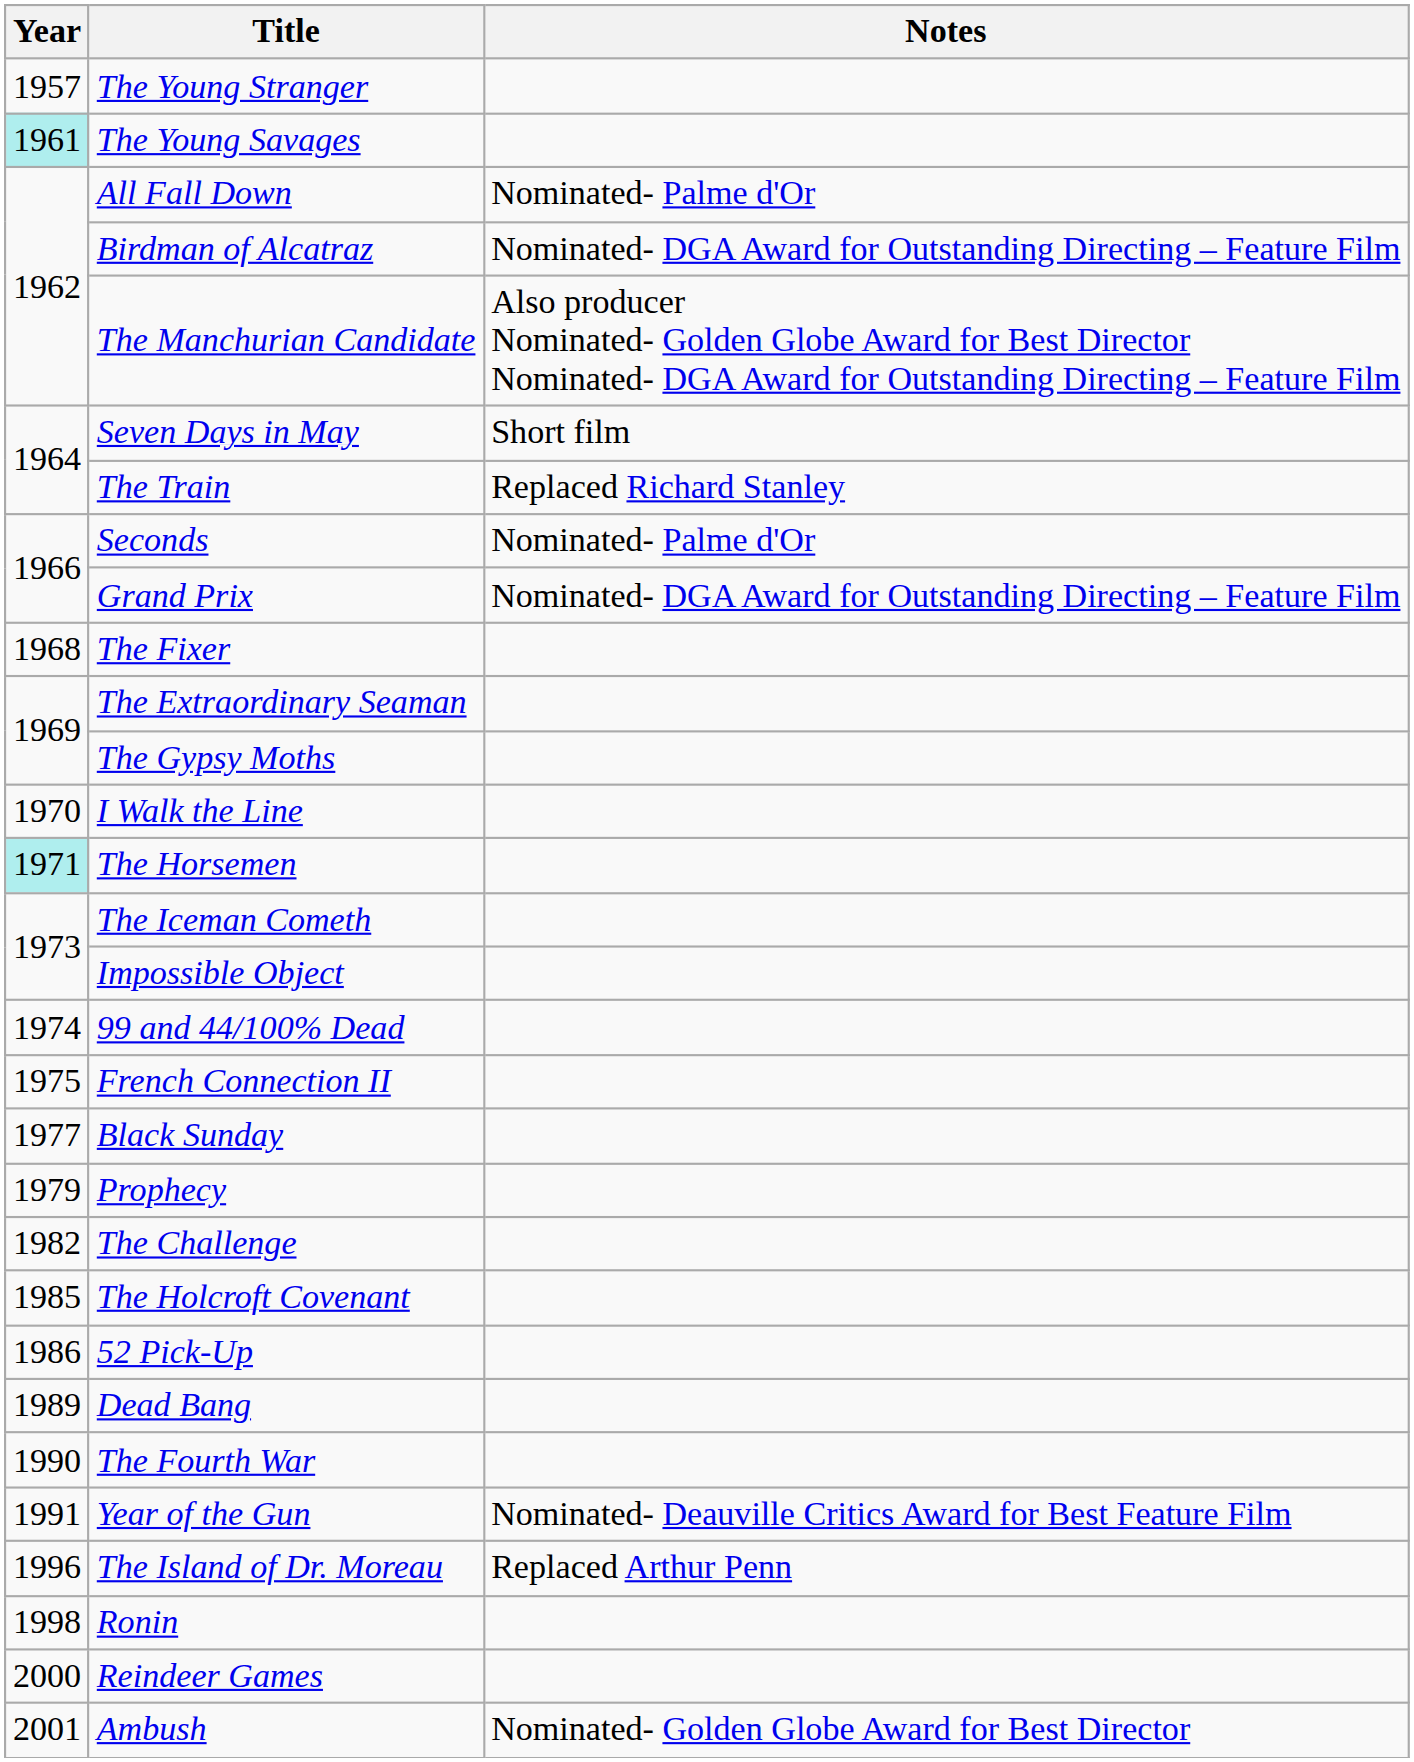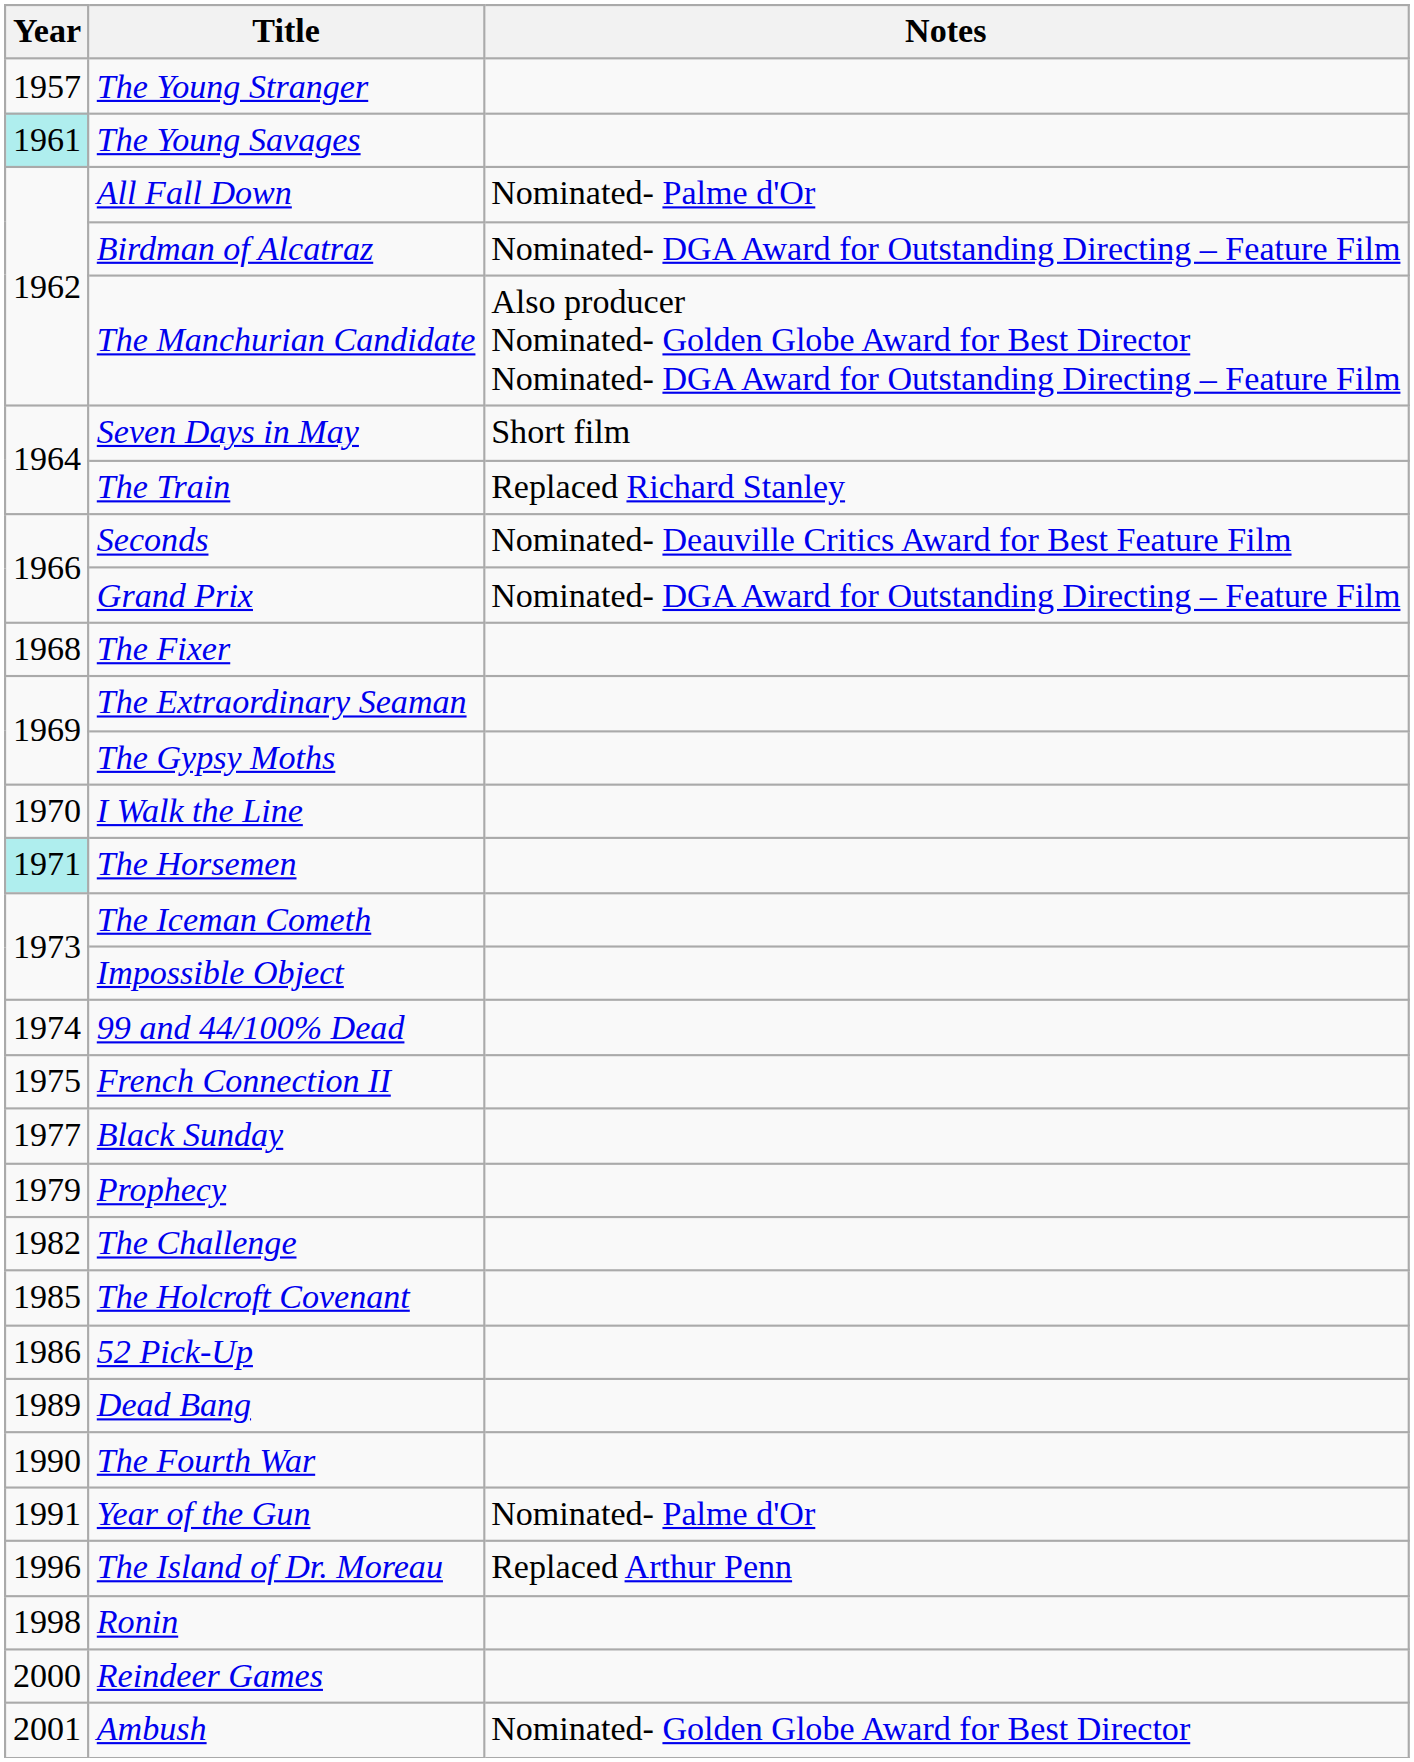(653, 540) Nominated- Palme d'Or -> (891, 540) Nominated- Deauville Critics Award for Best Feature Film
(891, 1513) Nominated- Deauville Critics Award for Best Feature Film -> (653, 1513) Nominated- Palme d'Or
